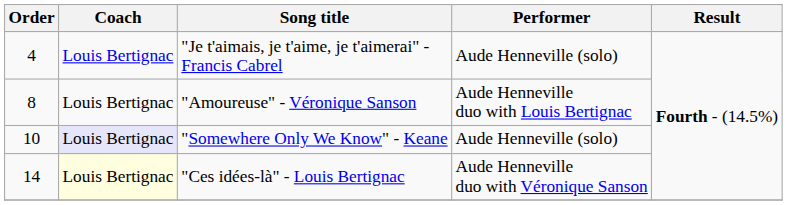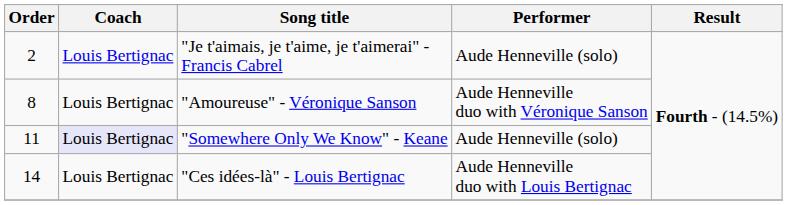(32, 55) 4 -> (32, 55) 2
(544, 102) Aude Henneville duo with Louis Bertignac -> (552, 102) Aude Henneville duo with Véronique Sanson
(32, 139) 10 -> (32, 139) 11
(118, 176) lightyellow background -> (118, 176) no background
(552, 176) Aude Henneville duo with Véronique Sanson -> (544, 176) Aude Henneville duo with Louis Bertignac
